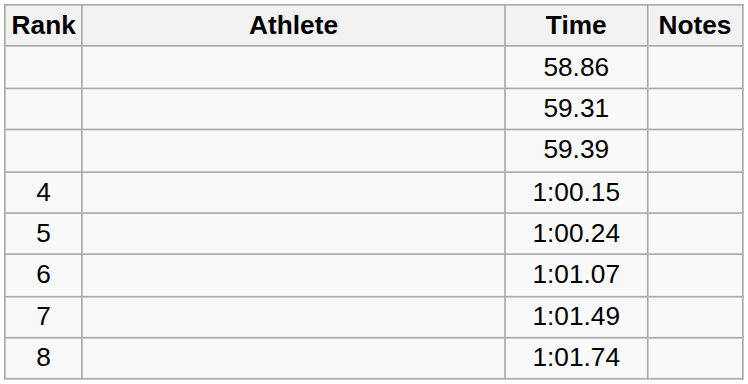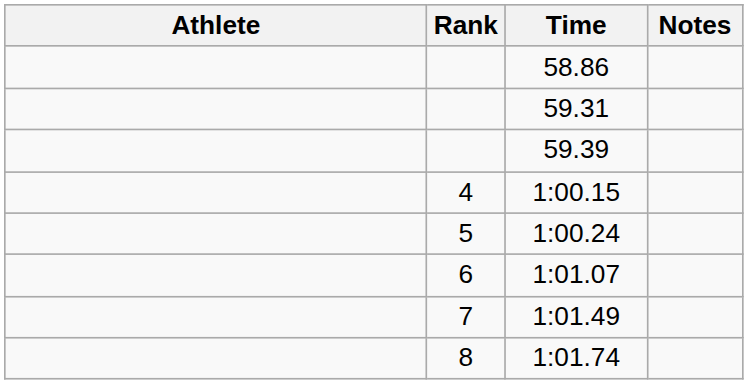columns swapped: (44, 25) <-> (294, 25)
